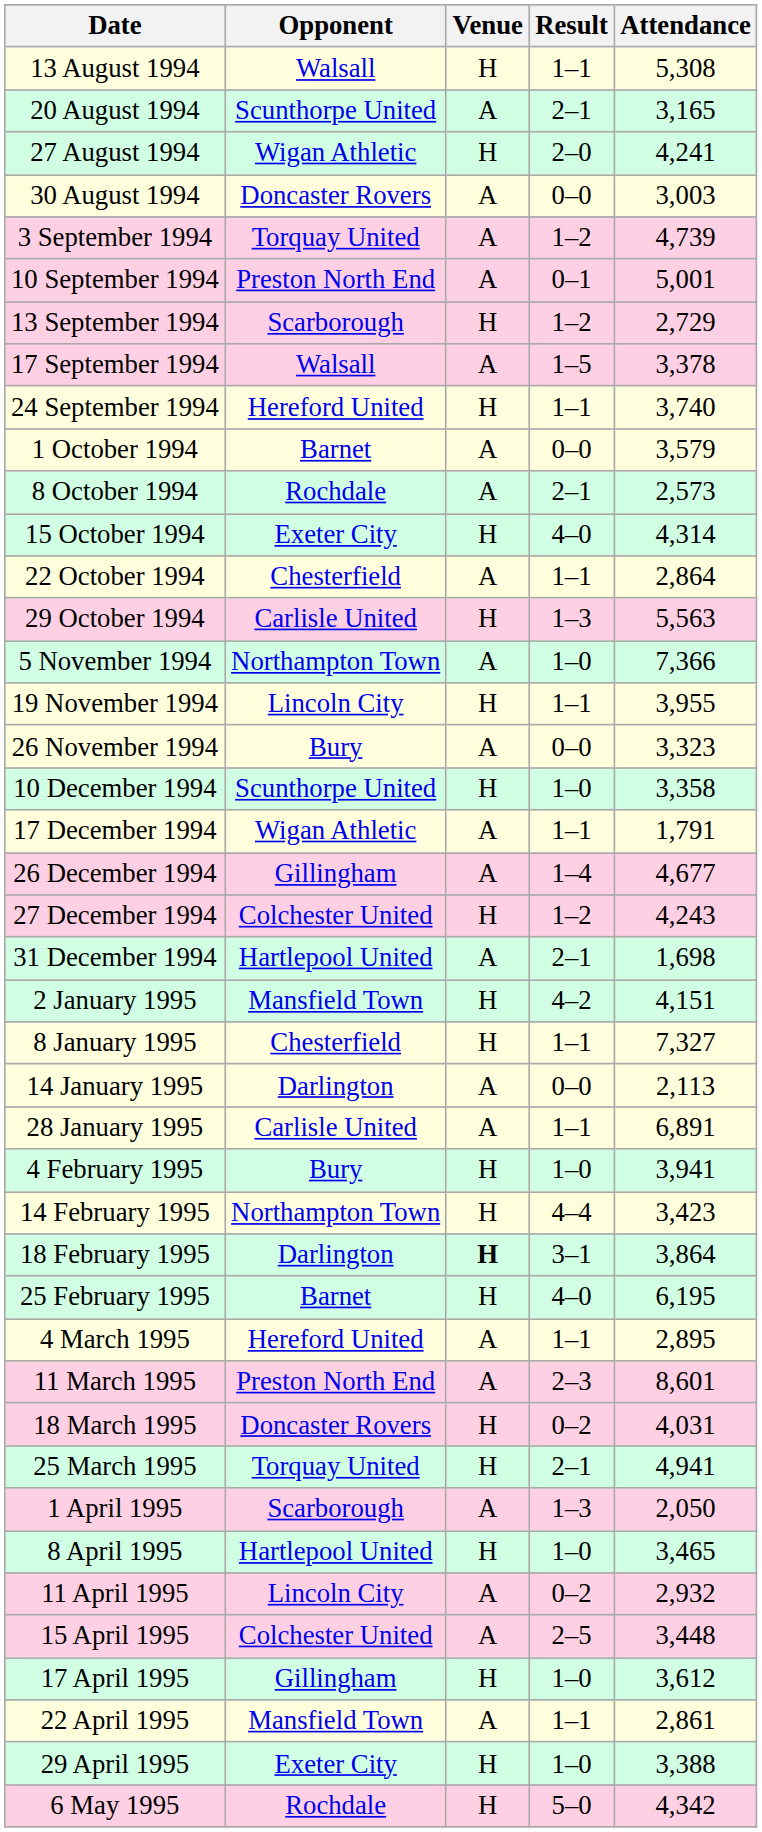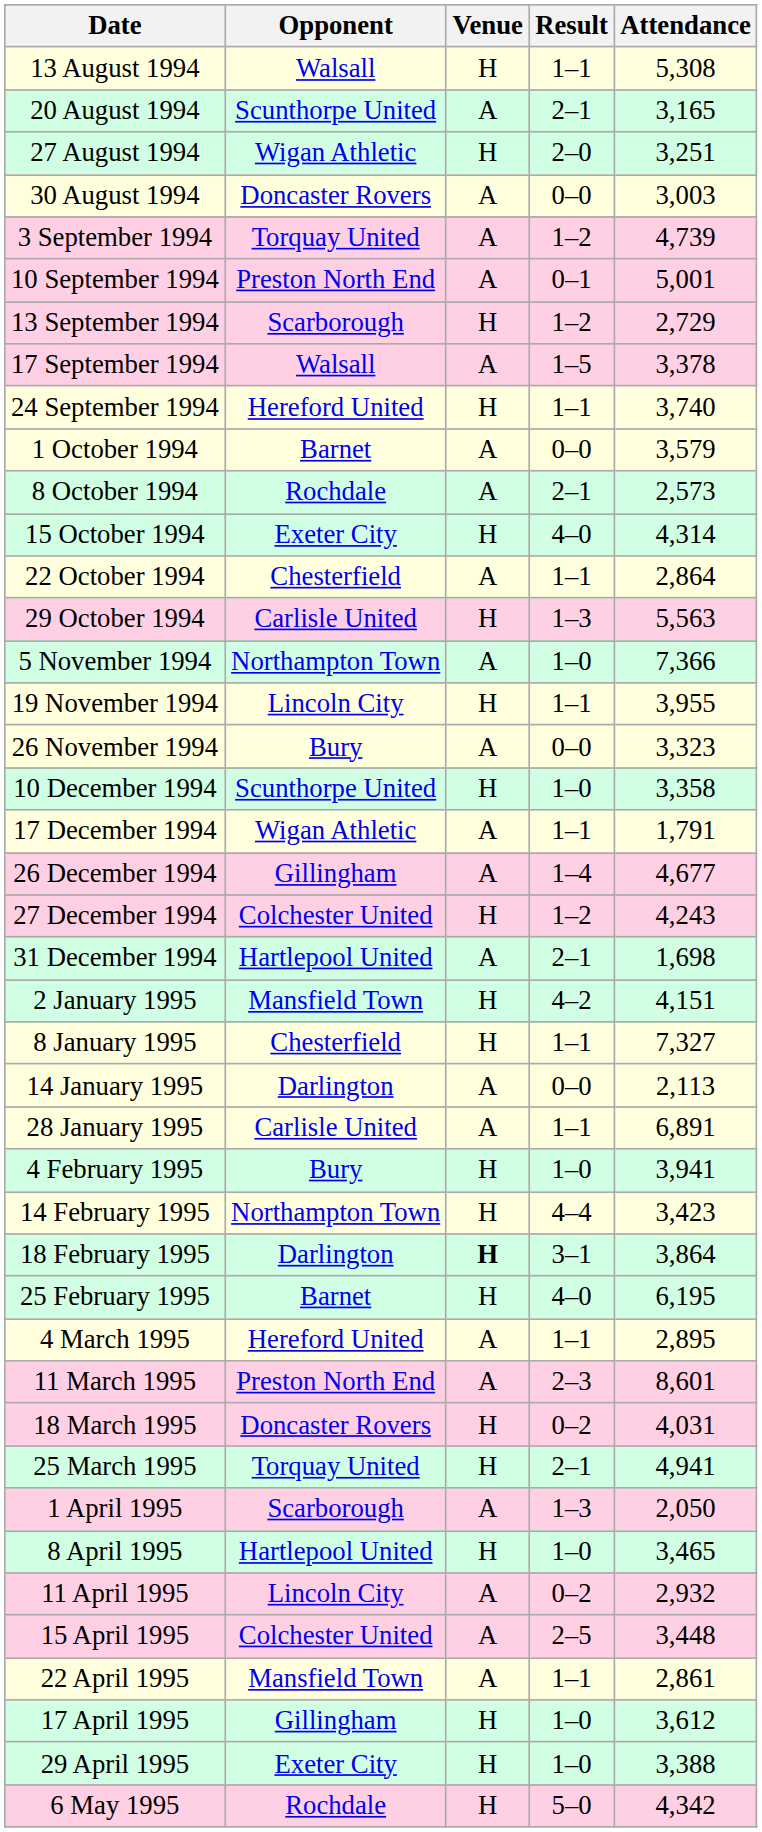(686, 152) 4,241 -> (686, 152) 3,251
rows swapped: (115, 1678) <-> (115, 1720)
